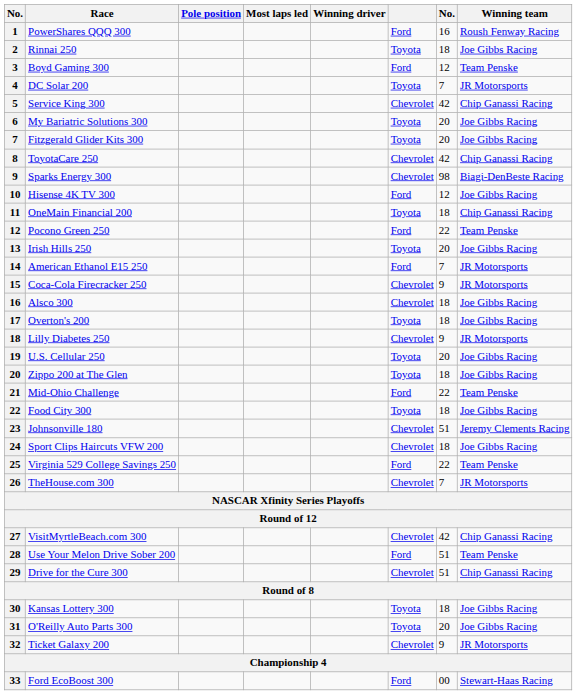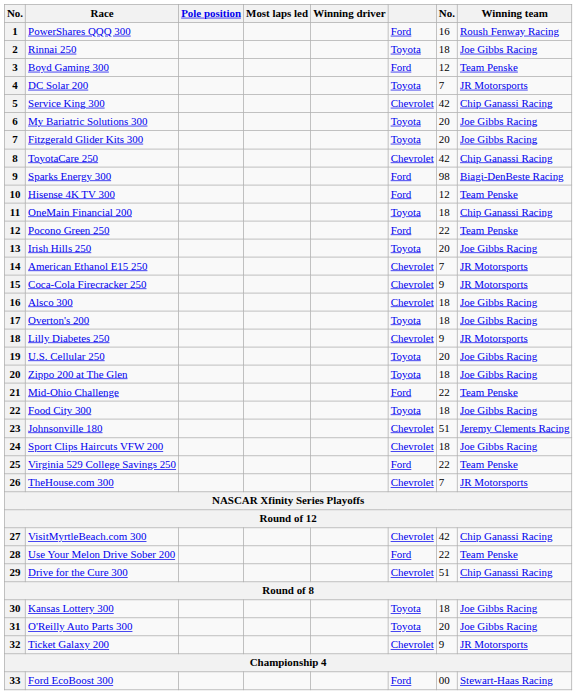(412, 176) Chevrolet -> (401, 176) Ford
(499, 194) Joe Gibbs Racing -> (489, 194) Team Penske
(401, 266) Ford -> (412, 266) Chevrolet
(444, 555) 51 -> (444, 555) 22
